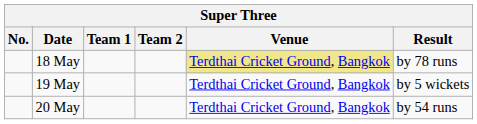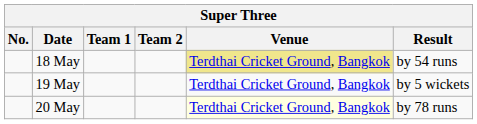(427, 61) by 78 runs -> (427, 61) by 54 runs
(290, 107) no background -> (290, 107) lightyellow background
(427, 107) by 54 runs -> (427, 107) by 78 runs
